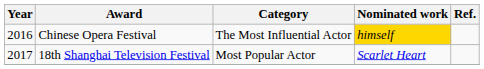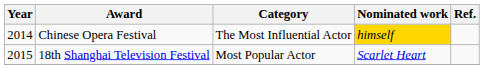(20, 34) 2016 -> (20, 34) 2014
(20, 54) 2017 -> (20, 54) 2015
